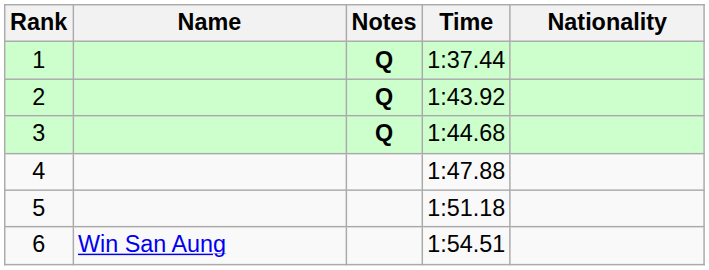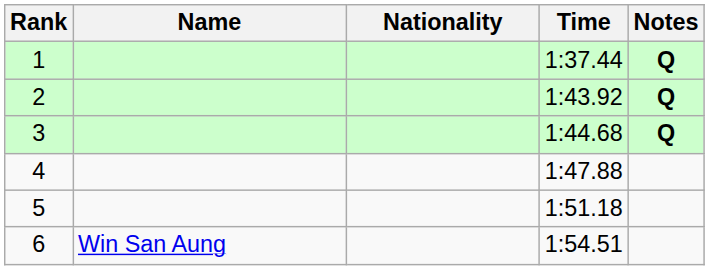columns swapped: (607, 23) <-> (384, 23)
